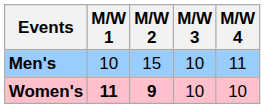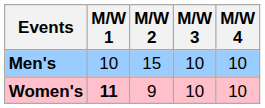(238, 63) 11 -> (238, 63) 10
(152, 90) bold -> (152, 90) normal
